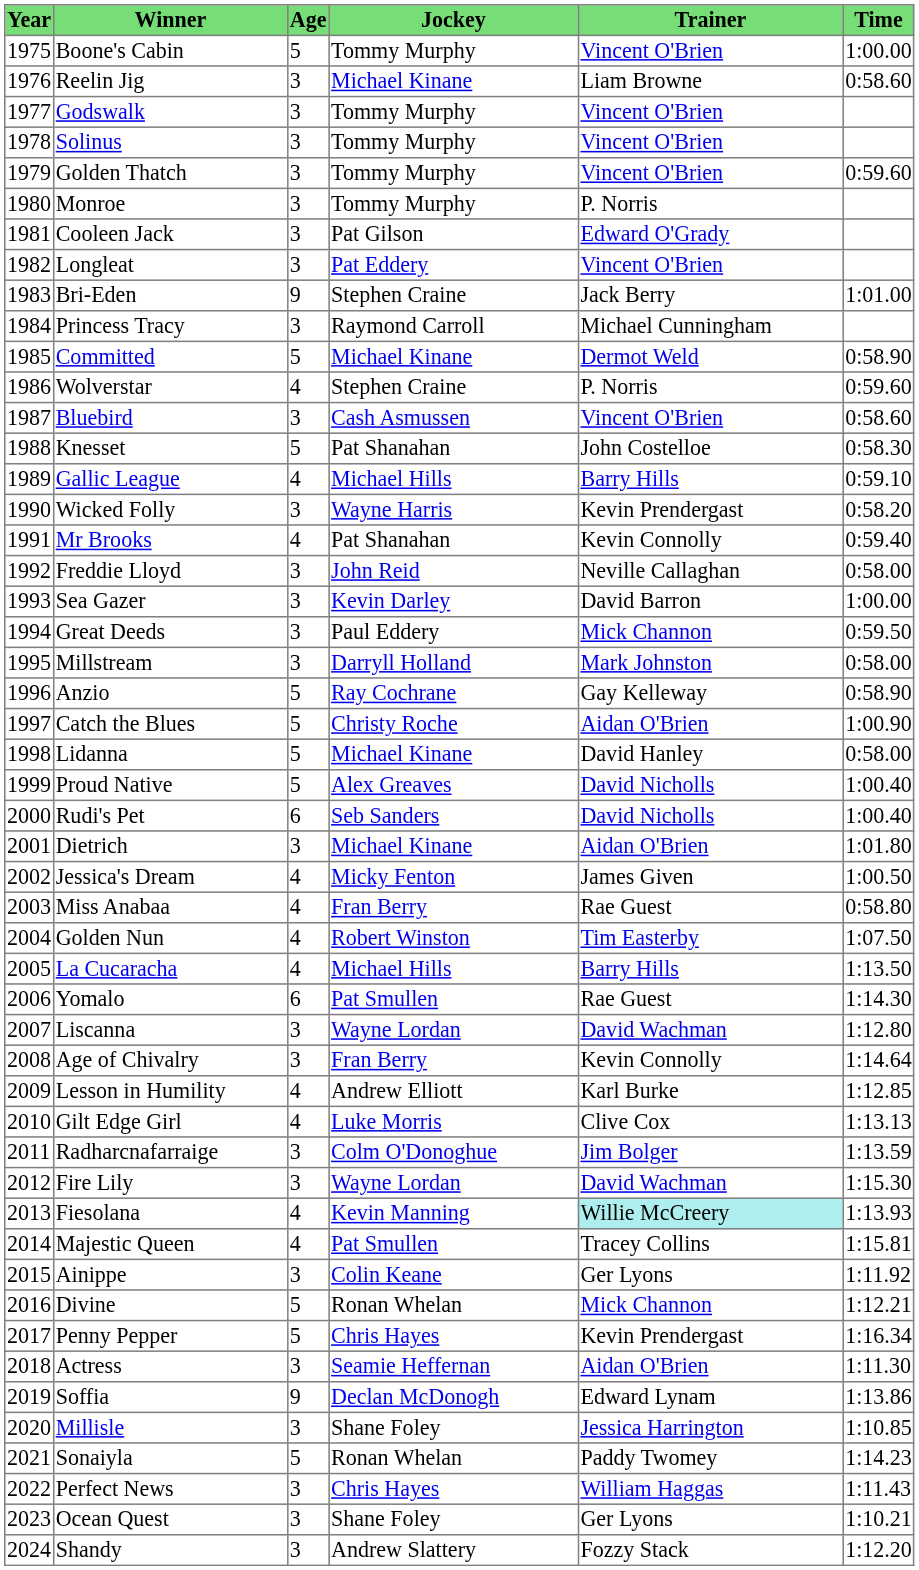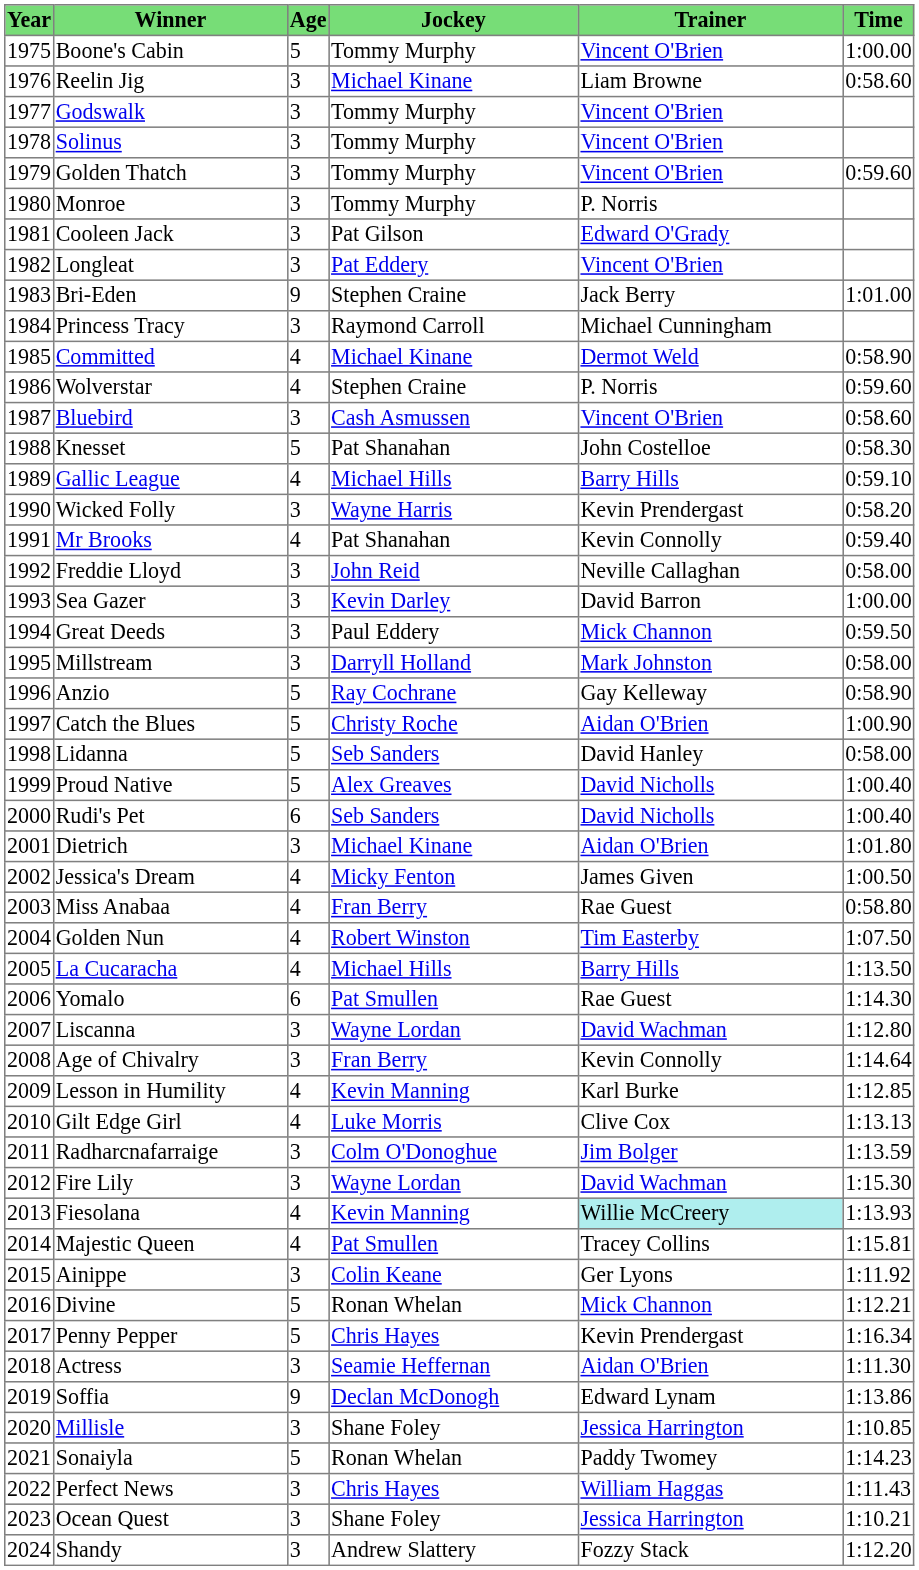(295, 356) 5 -> (295, 356) 4
(402, 754) Michael Kinane -> (385, 754) Seb Sanders
(397, 1090) Andrew Elliott -> (400, 1090) Kevin Manning
(627, 1519) Ger Lyons -> (662, 1519) Jessica Harrington
